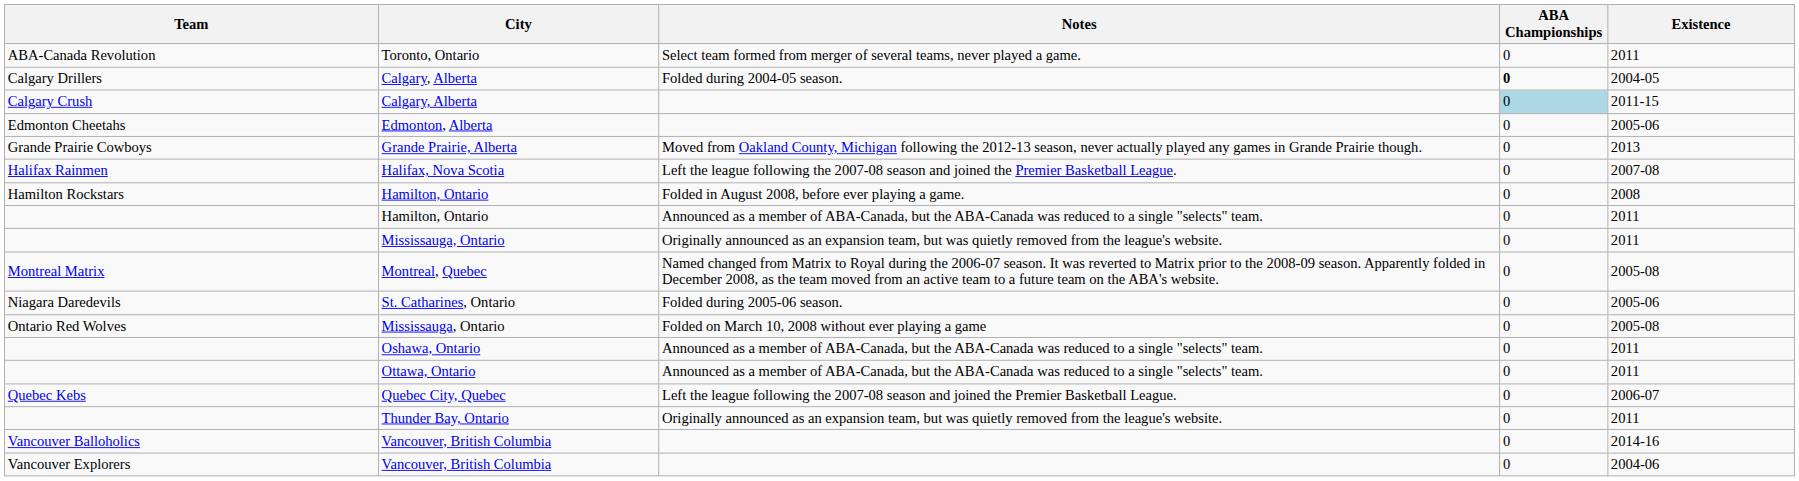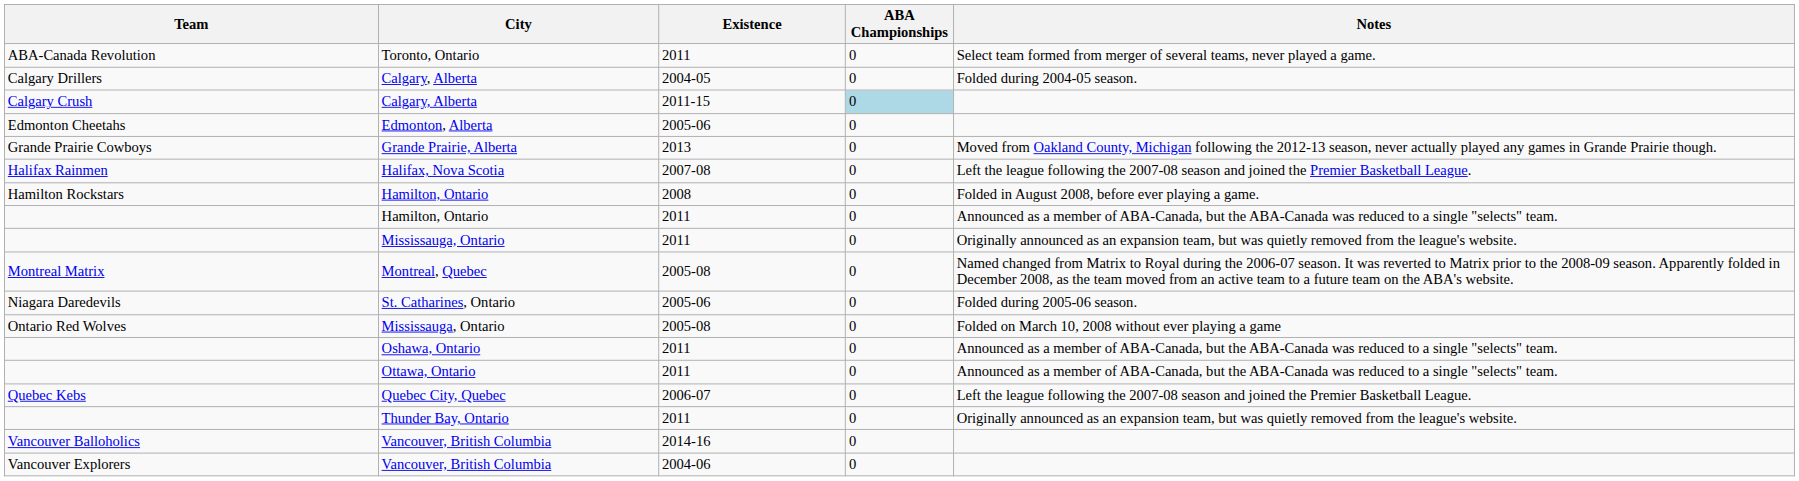columns swapped: (1701, 24) <-> (1079, 24)
(1507, 78) bold -> (853, 78) normal
